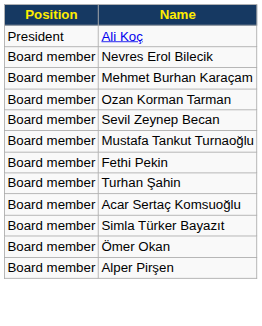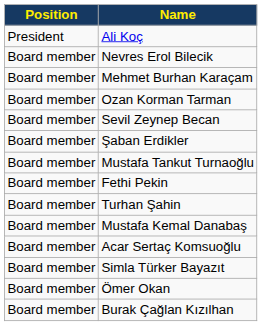+ row: (145, 141)
+ row: (174, 225)
+ row: (168, 309)
- row: (138, 267)
